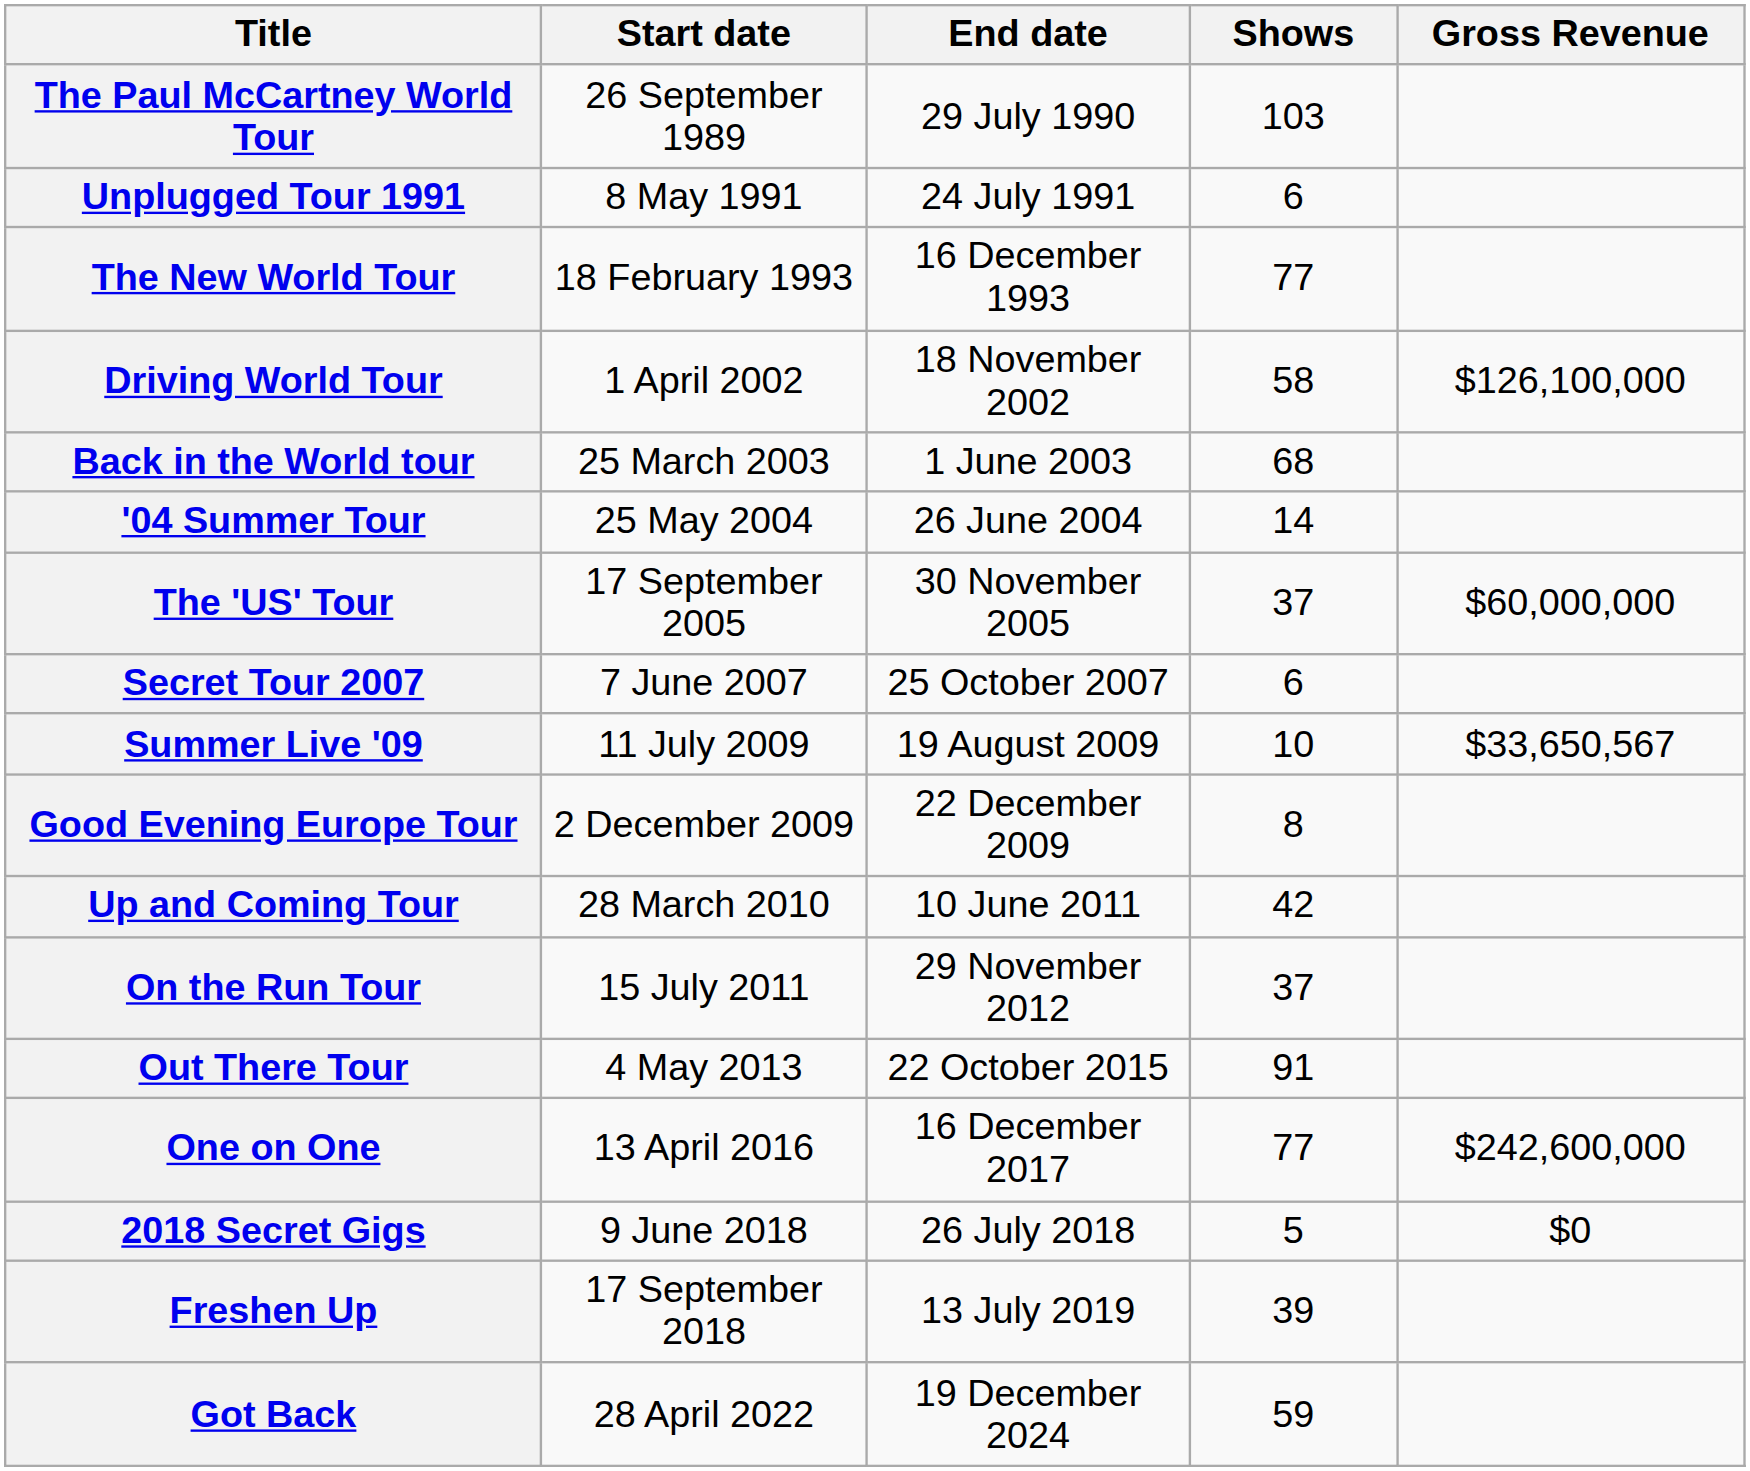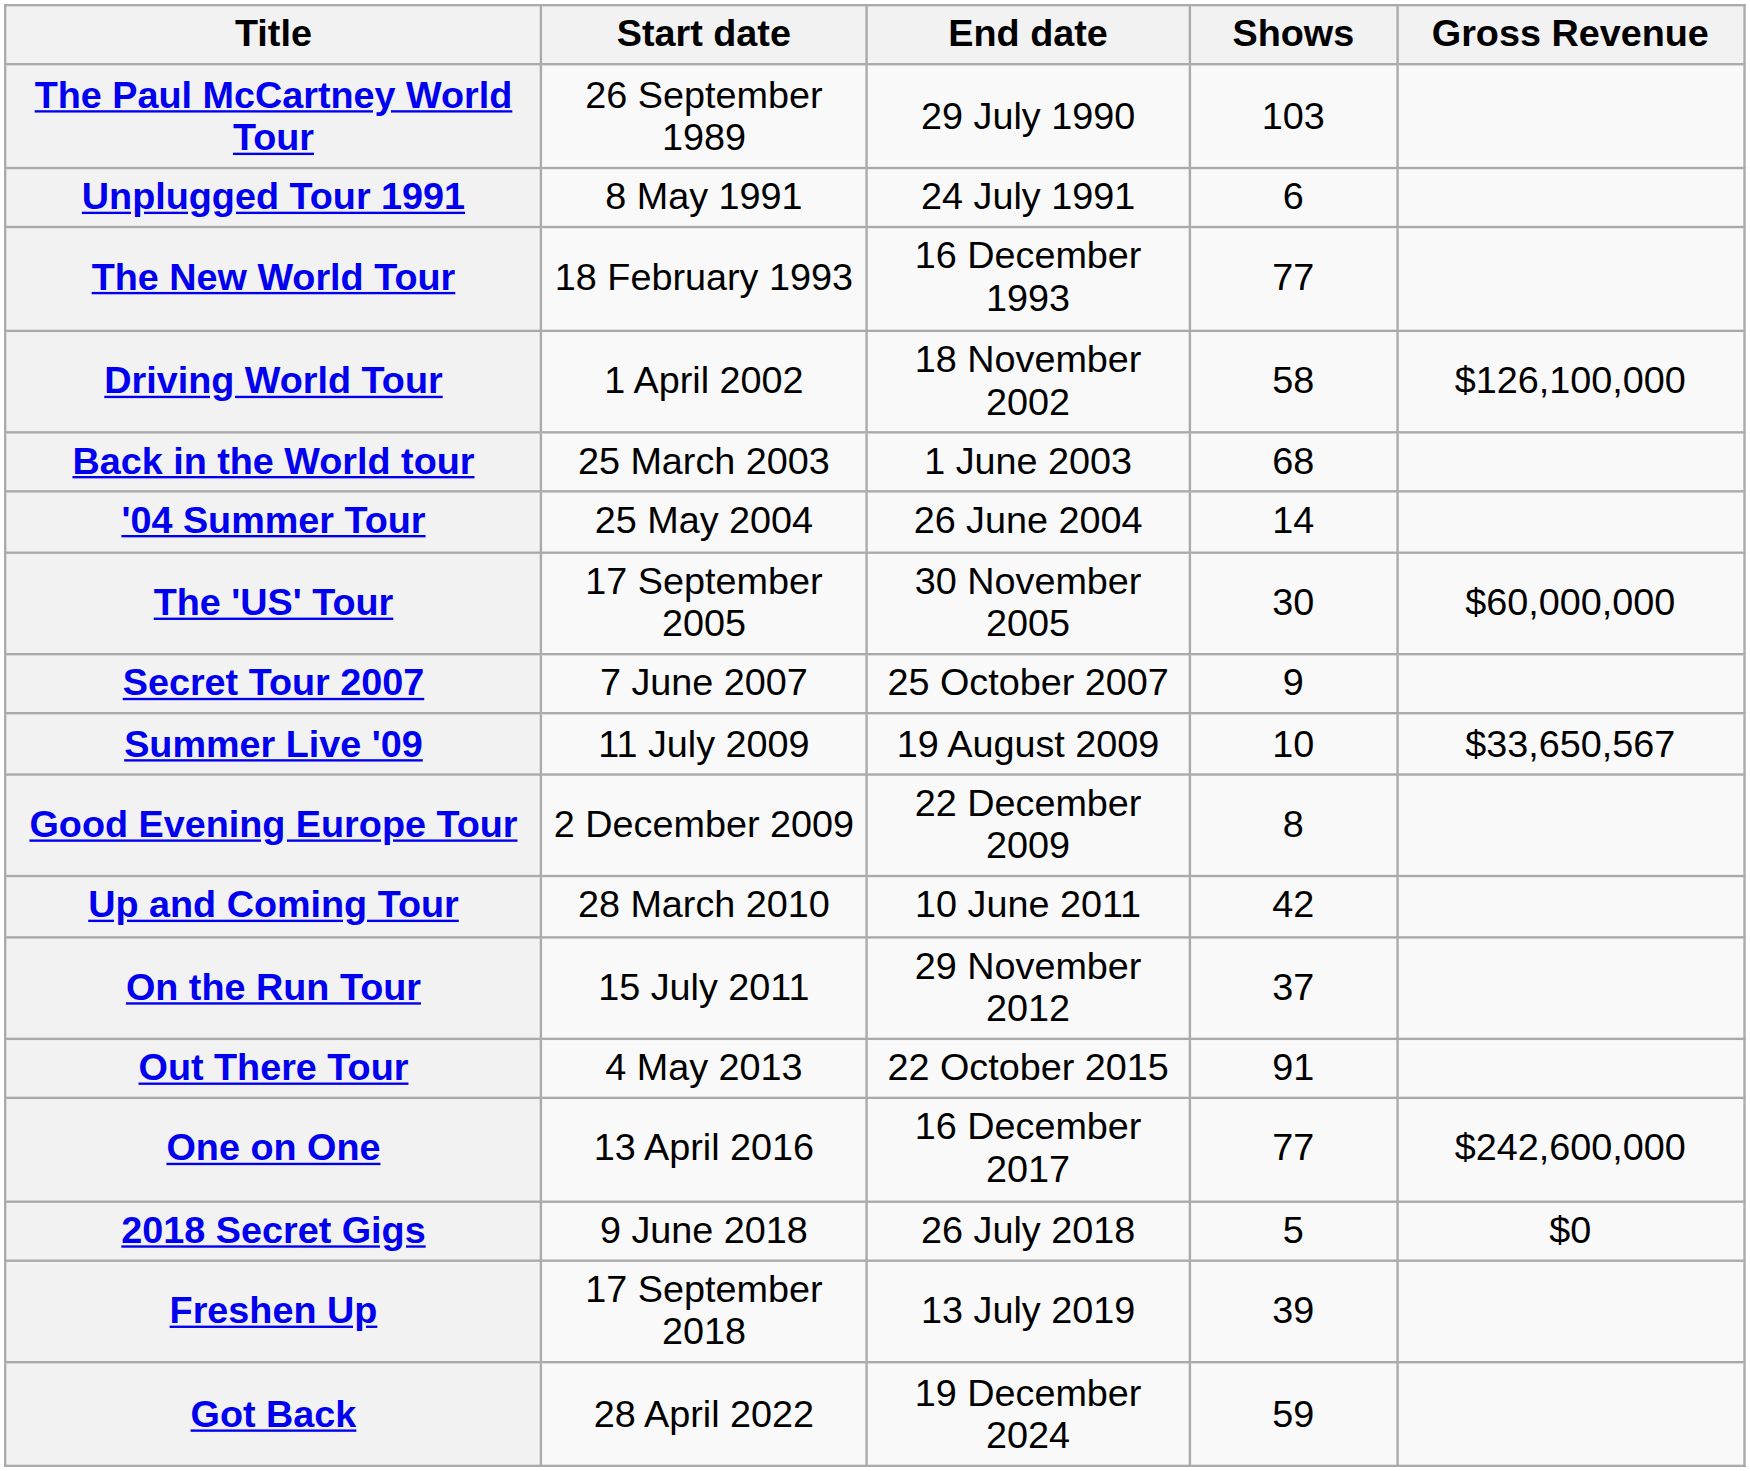(1293, 602) 37 -> (1293, 602) 30
(1293, 683) 6 -> (1293, 683) 9
